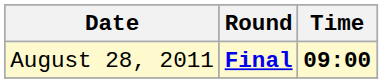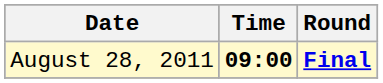columns swapped: (337, 23) <-> (259, 23)
